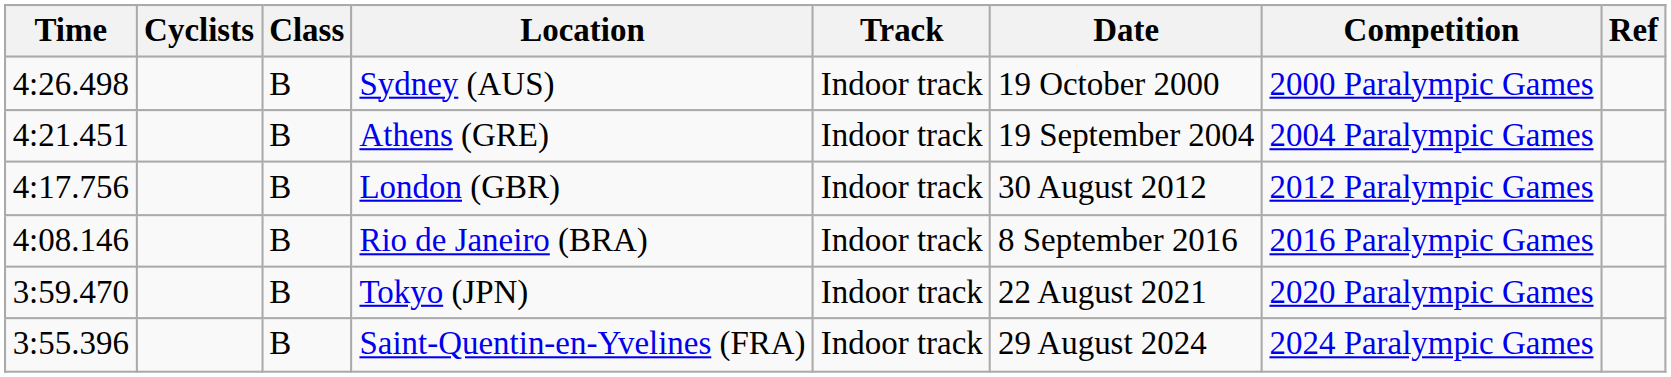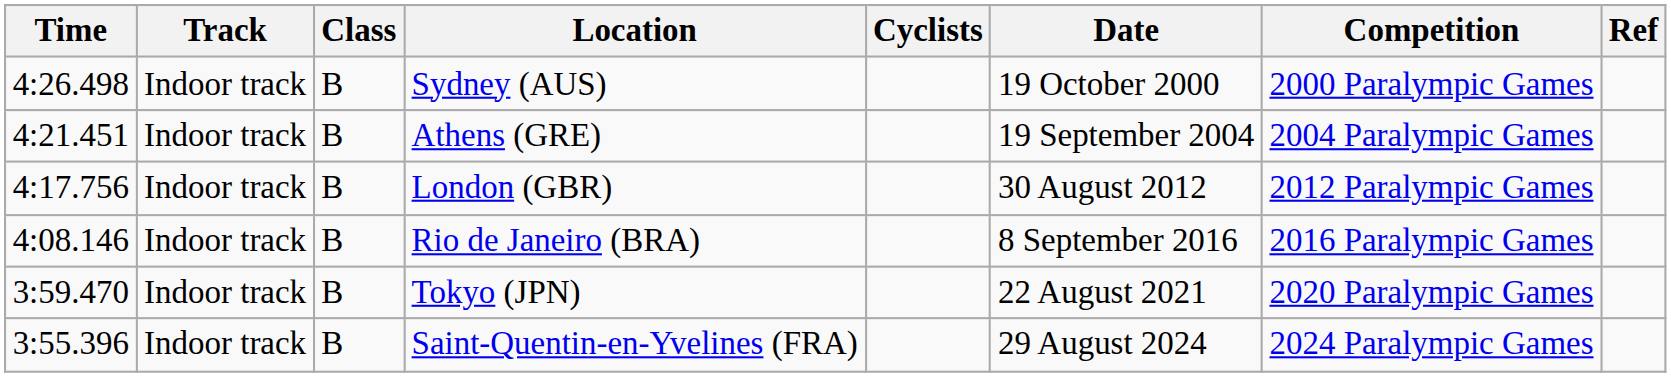columns swapped: (199, 30) <-> (902, 30)
